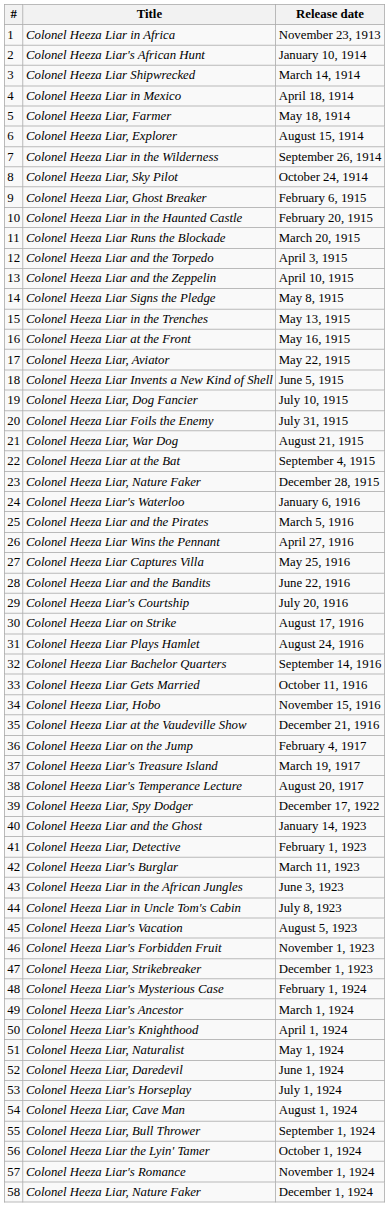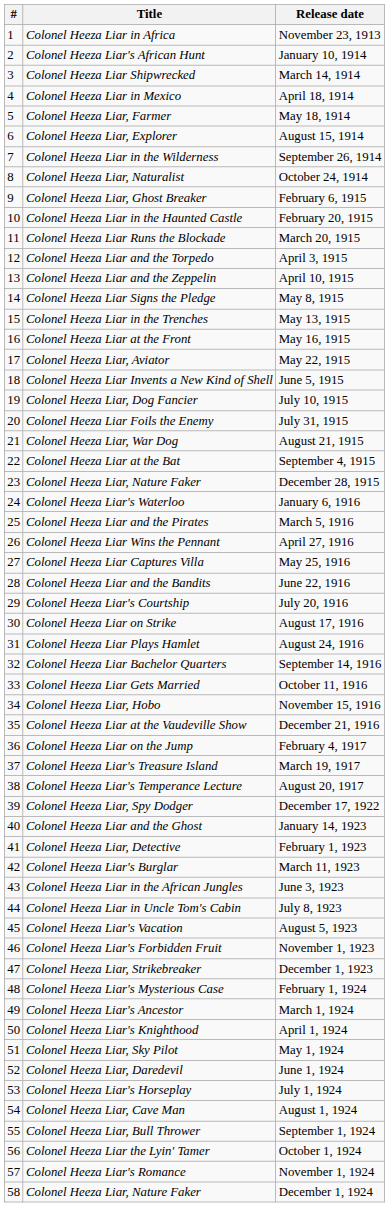(102, 177) Colonel Heeza Liar, Sky Pilot -> (105, 177) Colonel Heeza Liar, Naturalist
(105, 1049) Colonel Heeza Liar, Naturalist -> (102, 1049) Colonel Heeza Liar, Sky Pilot
